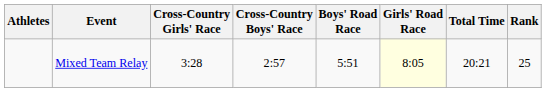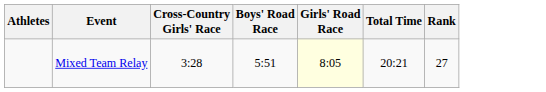- column: (274, 22)
(524, 63) 25 -> (442, 63) 27
